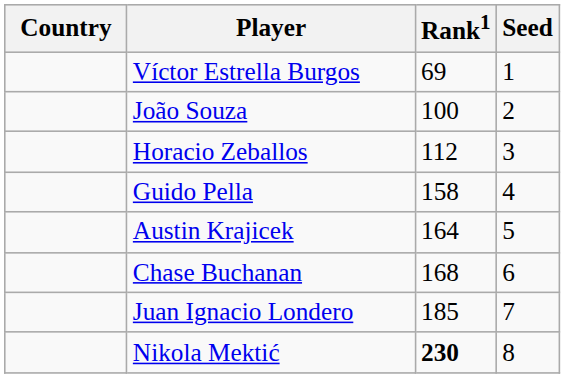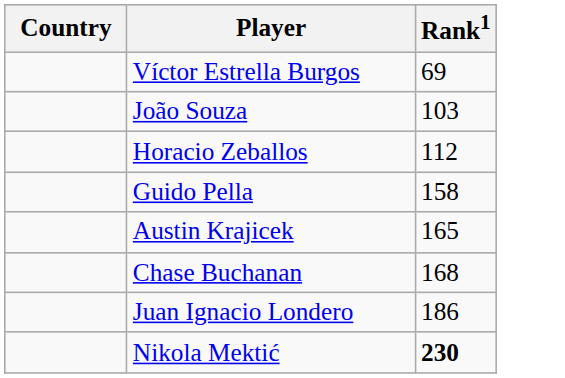- column: (528, 27)
(440, 111) 100 -> (440, 111) 103
(440, 231) 164 -> (440, 231) 165
(440, 312) 185 -> (440, 312) 186
